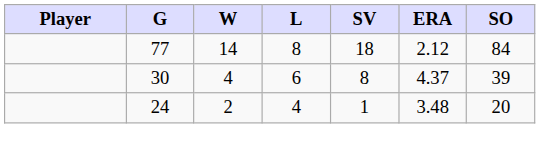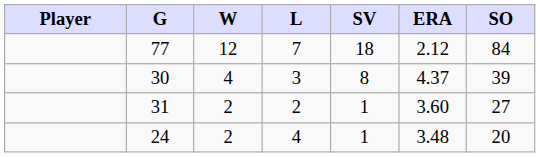(228, 48) 14 -> (228, 48) 12
(296, 48) 8 -> (296, 48) 7
(296, 78) 6 -> (296, 78) 3
+ row: (160, 107)
